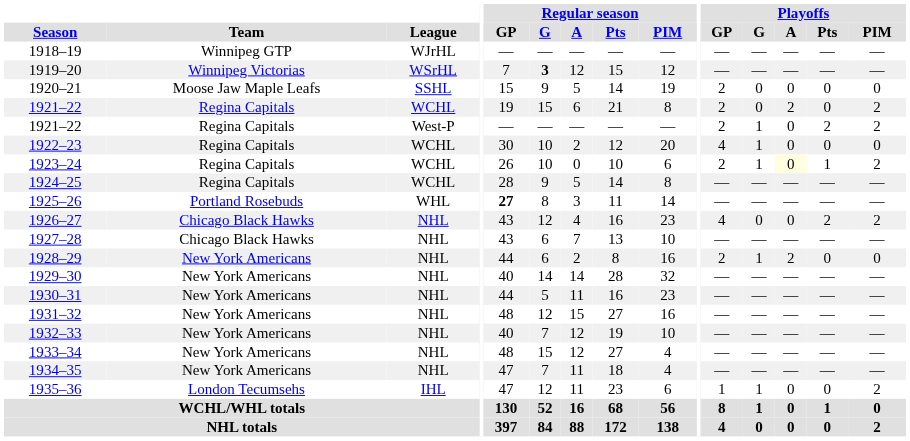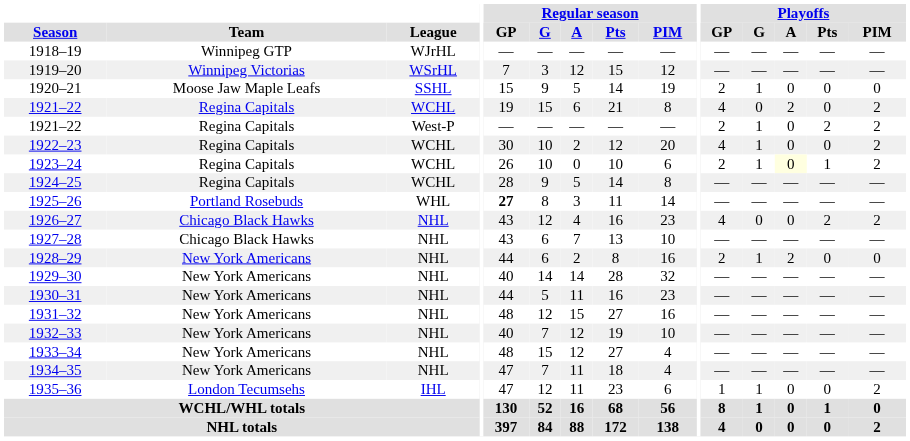(545, 69) bold -> (545, 69) normal
(759, 88) 0 -> (759, 88) 1
(722, 107) 2 -> (722, 107) 4
(877, 145) 0 -> (877, 145) 2
